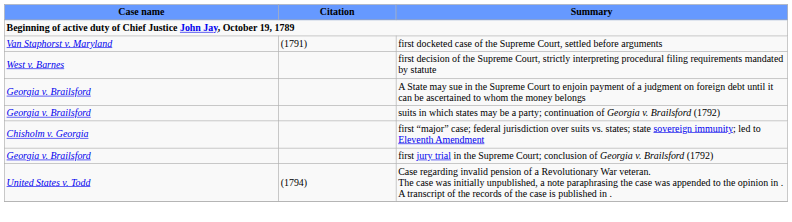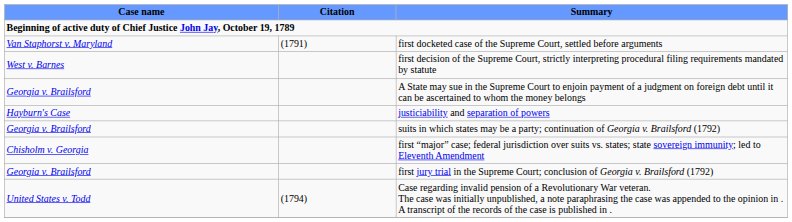+ row: (474, 113)
